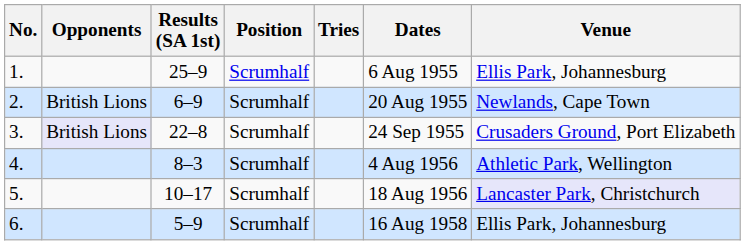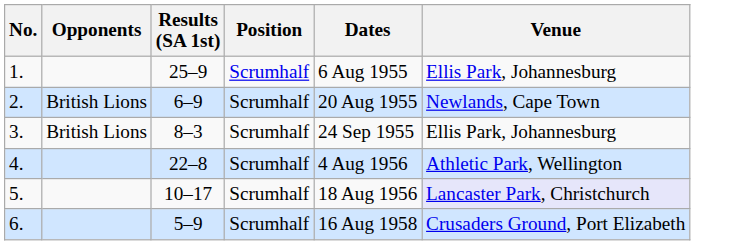- column: (339, 30)
(97, 132) lavender background -> (97, 132) no background
(188, 132) 22–8 -> (188, 132) 8–3
(606, 132) Crusaders Ground, Port Elizabeth -> (521, 132) Ellis Park, Johannesburg
(188, 163) 8–3 -> (188, 163) 22–8
(571, 224) Ellis Park, Johannesburg -> (556, 224) Crusaders Ground, Port Elizabeth
